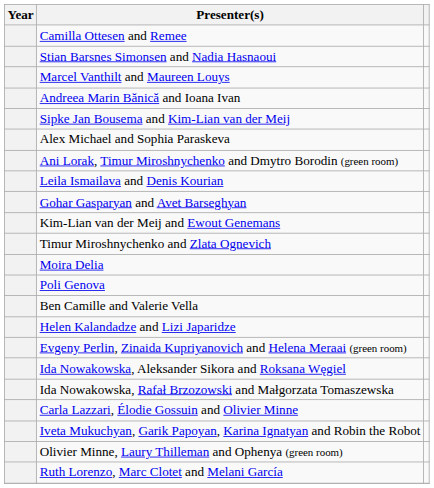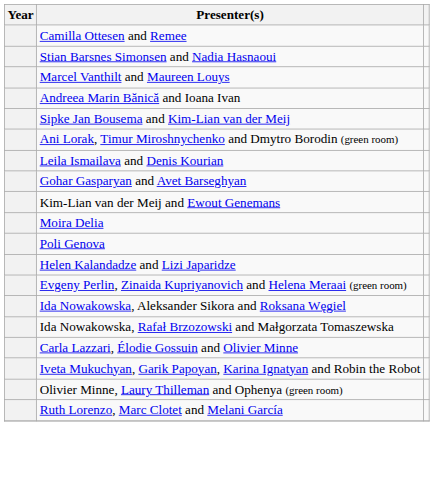- row: (135, 139)
- row: (155, 243)
- row: (119, 306)
